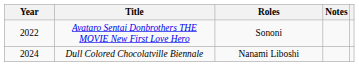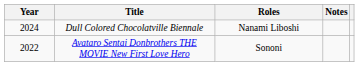rows swapped: (134, 33) <-> (134, 54)
